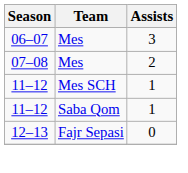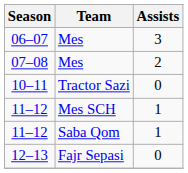+ row: (30, 86)
